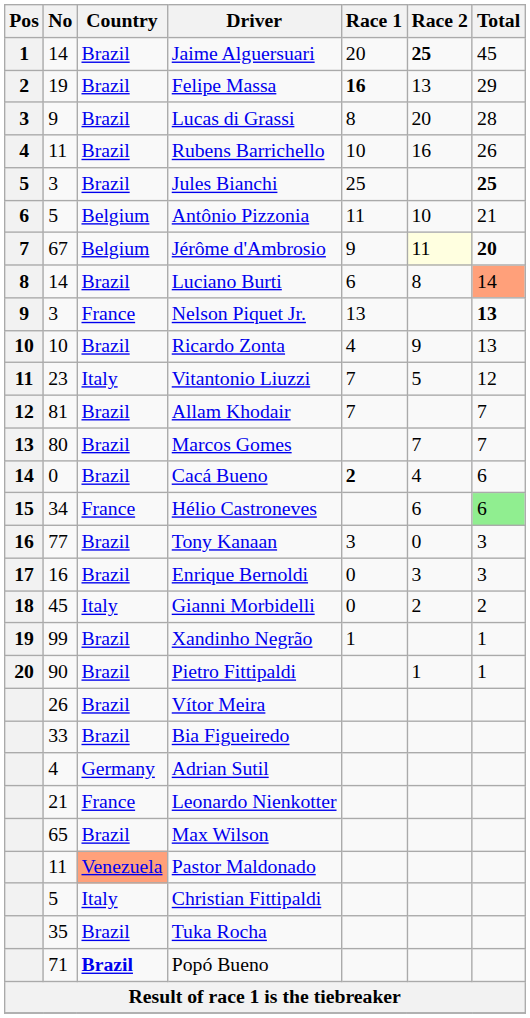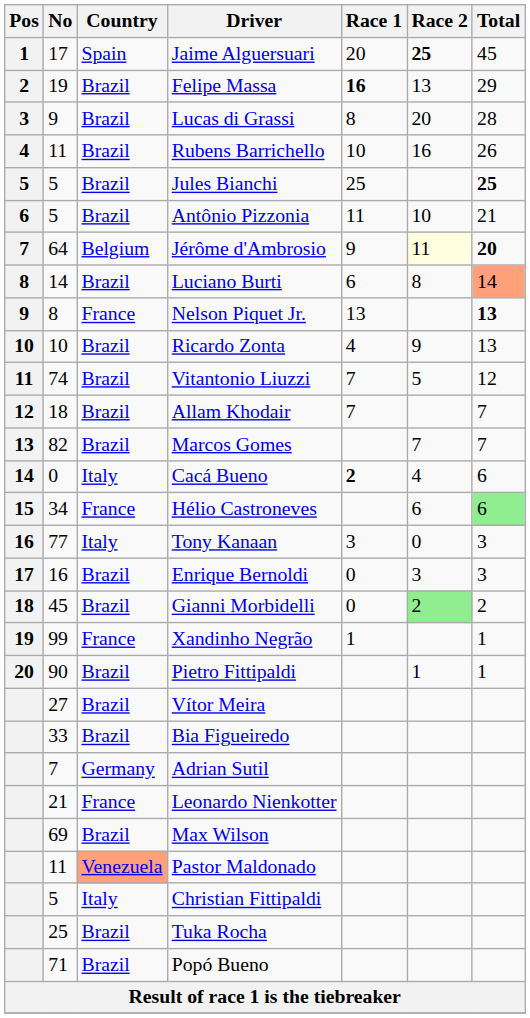(58, 53) 14 -> (58, 53) 17
(106, 53) Brazil -> (104, 53) Spain
(53, 183) 3 -> (53, 183) 5
(115, 216) Belgium -> (106, 216) Brazil
(58, 248) 67 -> (58, 248) 64
(53, 313) 3 -> (53, 313) 8
(58, 379) 23 -> (58, 379) 74
(100, 379) Italy -> (106, 379) Brazil
(58, 411) 81 -> (58, 411) 18
(58, 444) 80 -> (58, 444) 82
(106, 476) Brazil -> (100, 476) Italy
(106, 541) Brazil -> (100, 541) Italy
(100, 606) Italy -> (106, 606) Brazil
(416, 606) no background -> (416, 606) lightgreen background
(106, 639) Brazil -> (108, 639) France
(58, 704) 26 -> (58, 704) 27
(53, 769) 4 -> (53, 769) 7
(58, 834) 65 -> (58, 834) 69
(58, 932) 35 -> (58, 932) 25
(107, 964) bold -> (106, 964) normal
